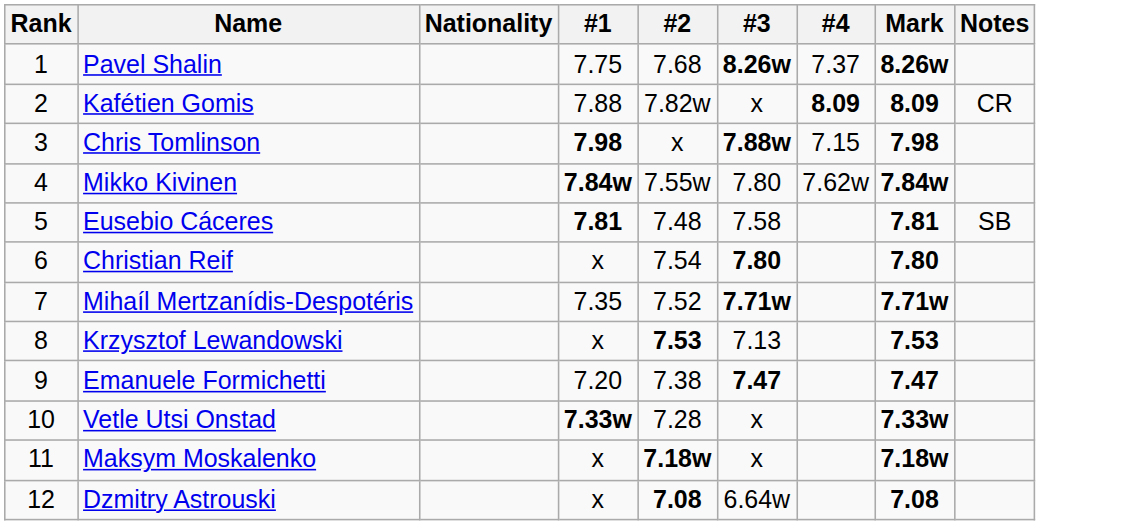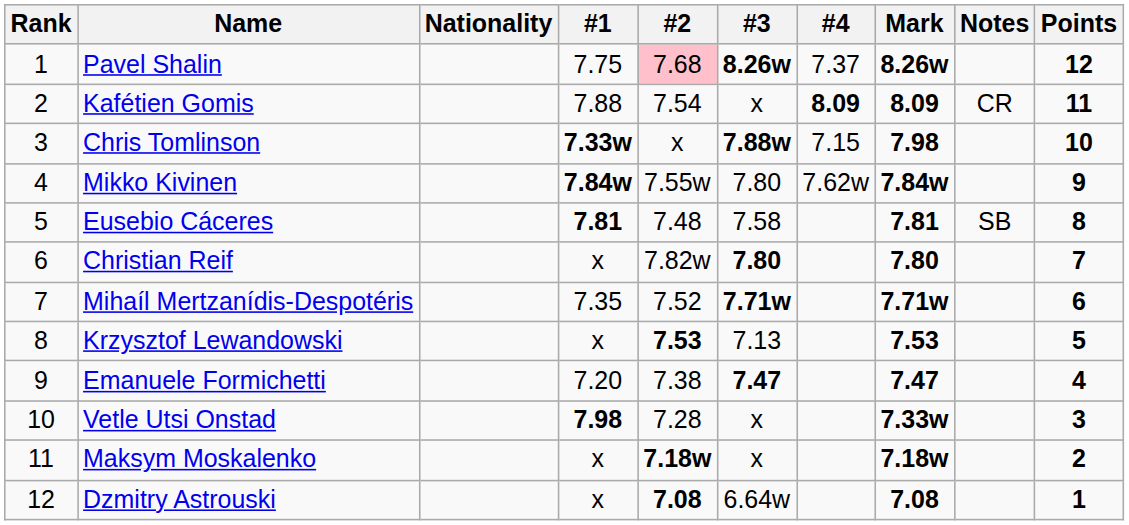+ column: (1079, 24)
(677, 63) no background -> (677, 63) pink background
(677, 103) 7.82w -> (677, 103) 7.54
(598, 143) 7.98 -> (598, 143) 7.33w
(677, 261) 7.54 -> (677, 261) 7.82w
(598, 420) 7.33w -> (598, 420) 7.98
